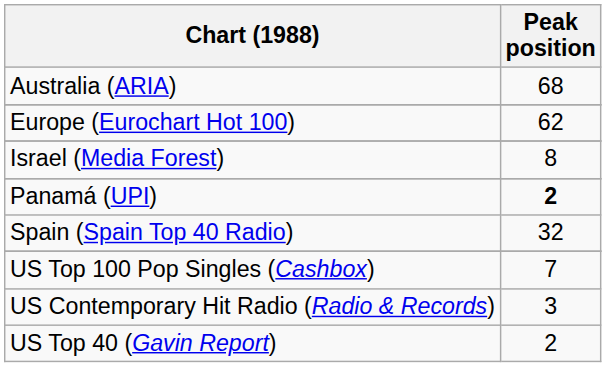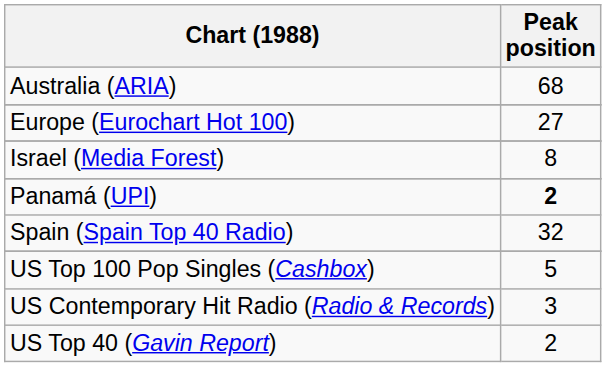(551, 122) 62 -> (551, 122) 27
(551, 269) 7 -> (551, 269) 5
